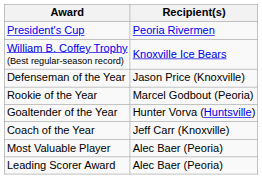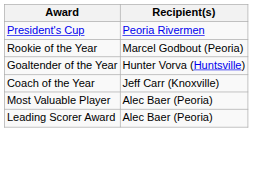- row: (67, 54)
- row: (66, 78)
